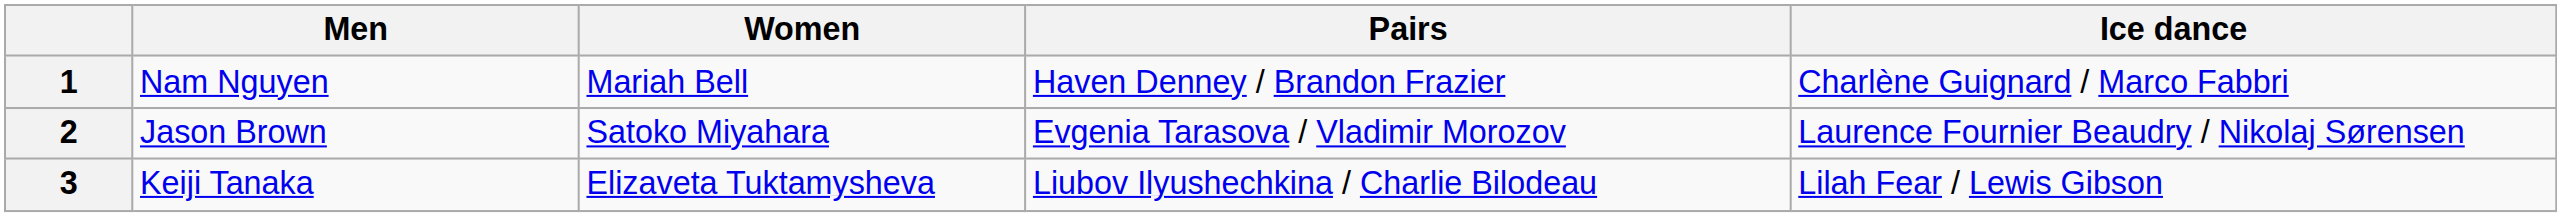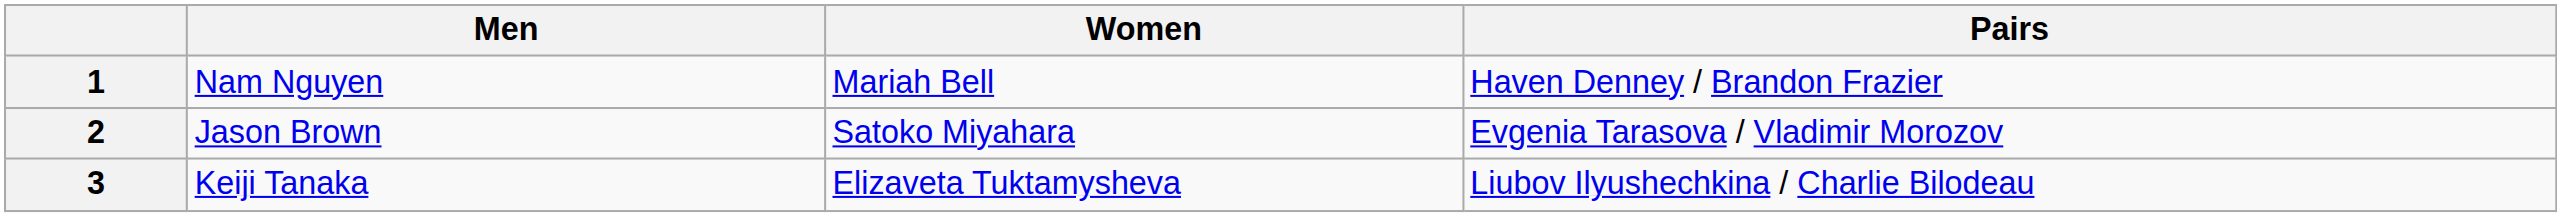- column: (2174, 30)
